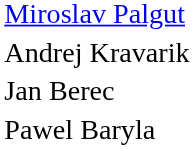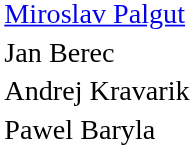rows swapped: (97, 52) <-> (59, 91)
